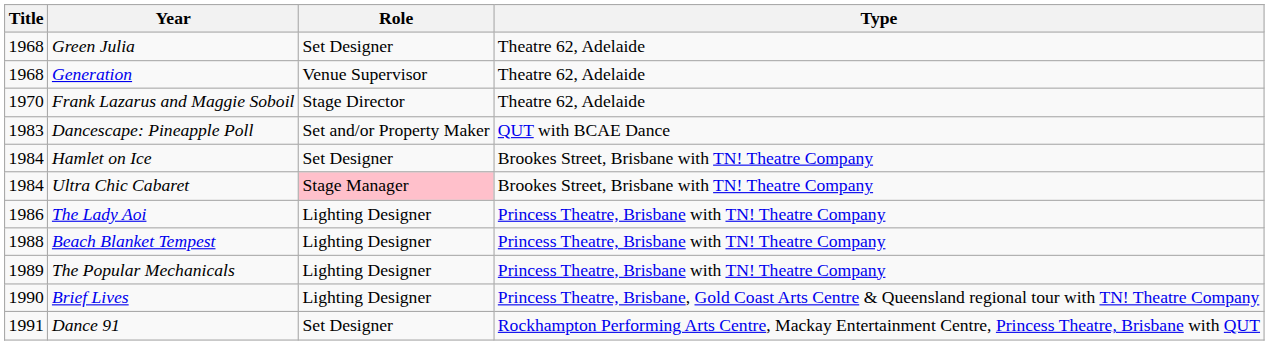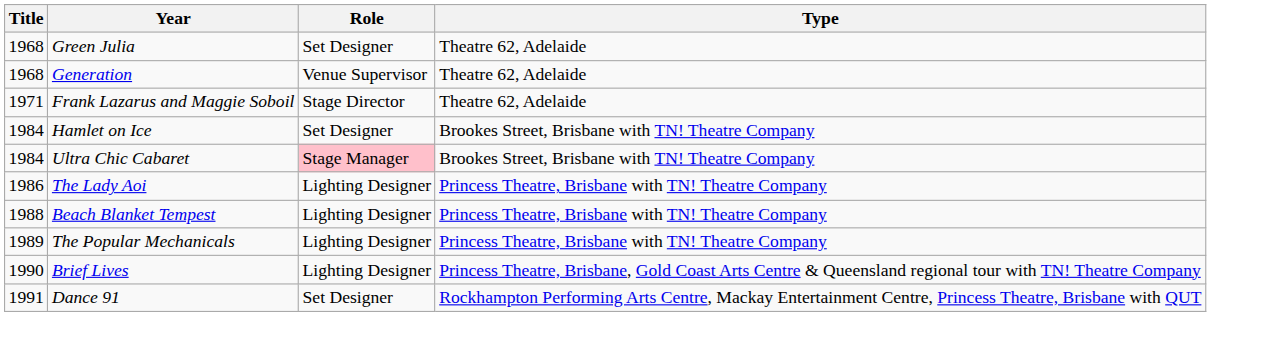(26, 102) 1970 -> (26, 102) 1971
- row: (153, 130)
